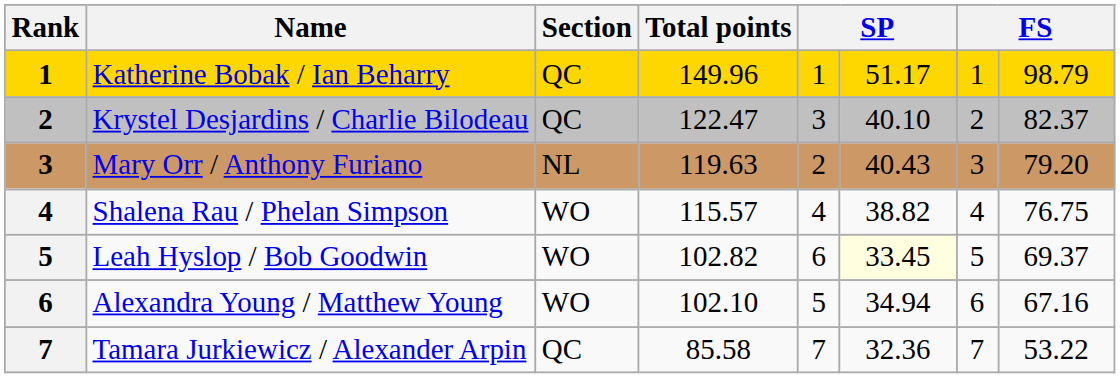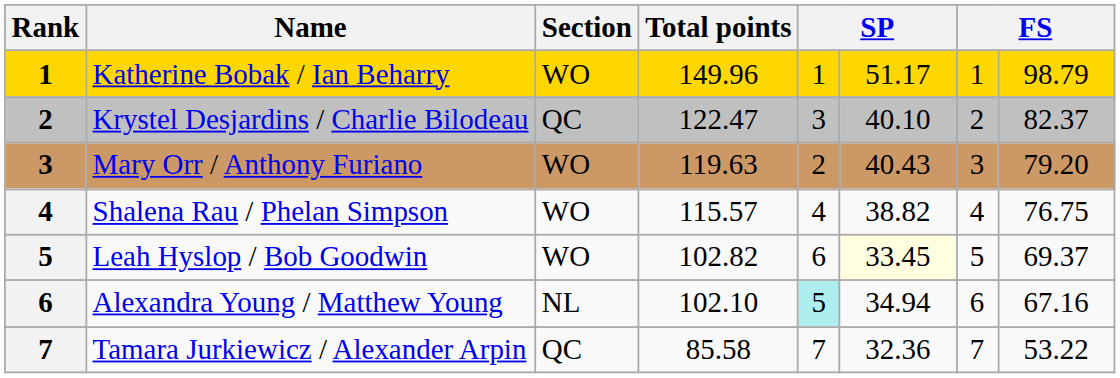(562, 73) QC -> (566, 73) WO
(561, 165) NL -> (566, 165) WO
(566, 303) WO -> (561, 303) NL
(819, 303) no background -> (819, 303) paleturquoise background
